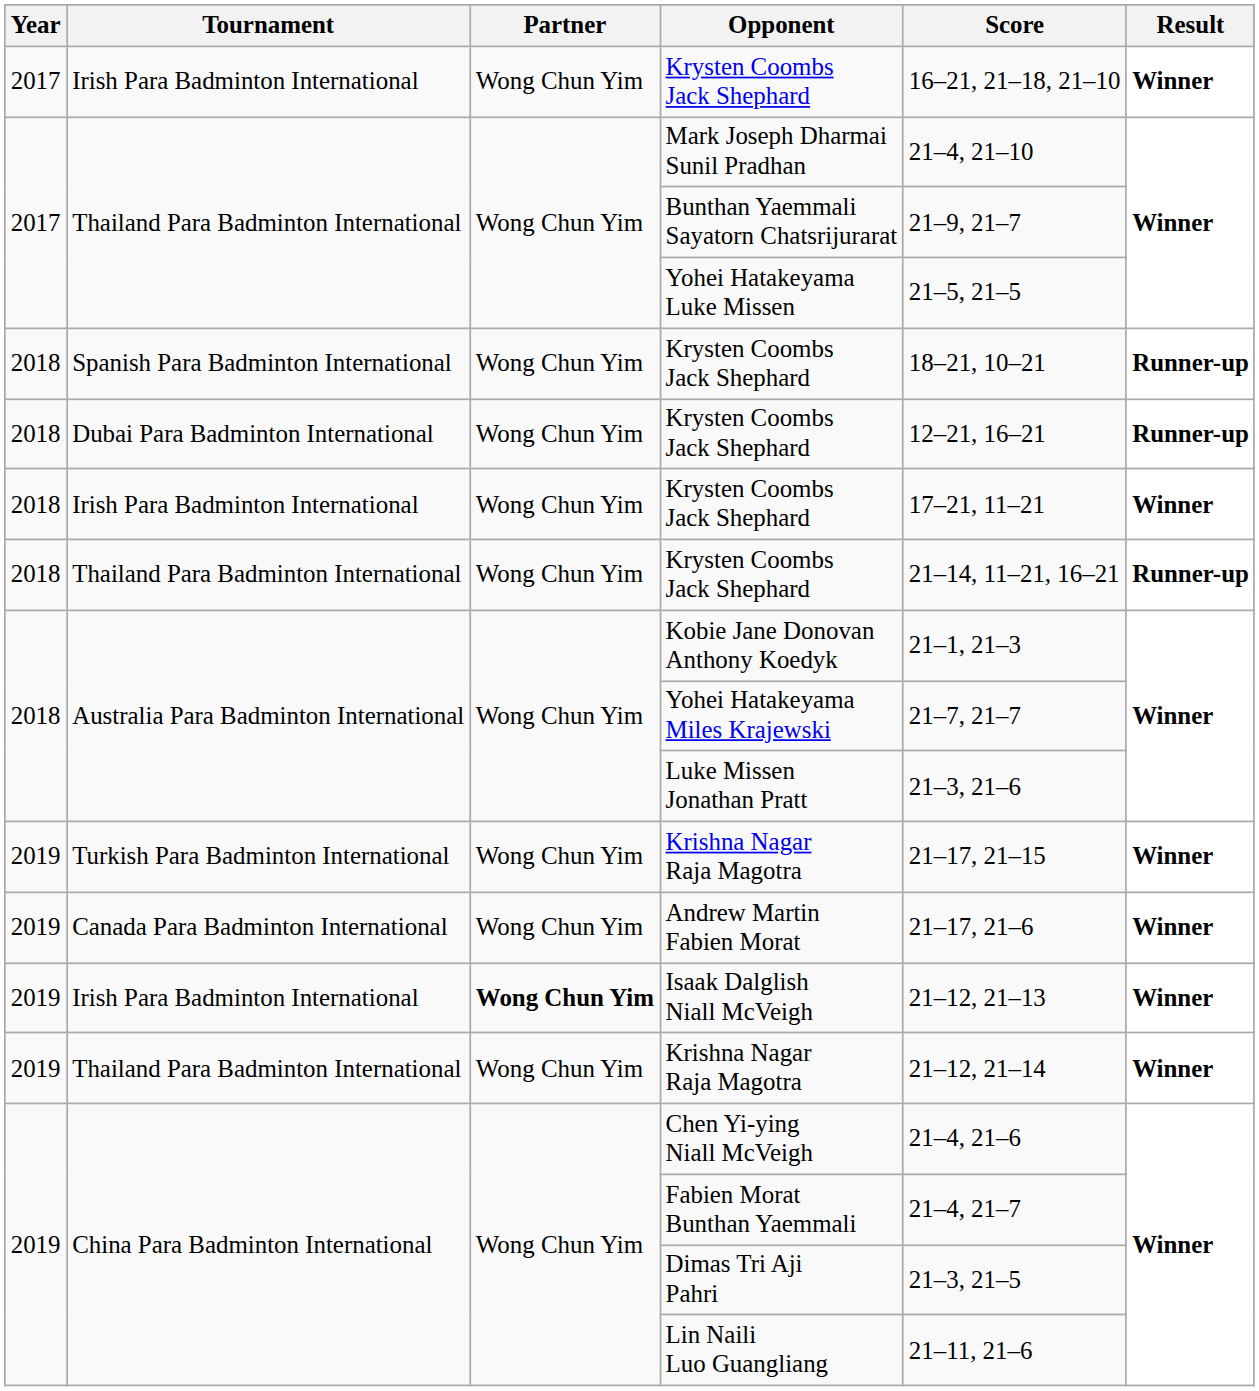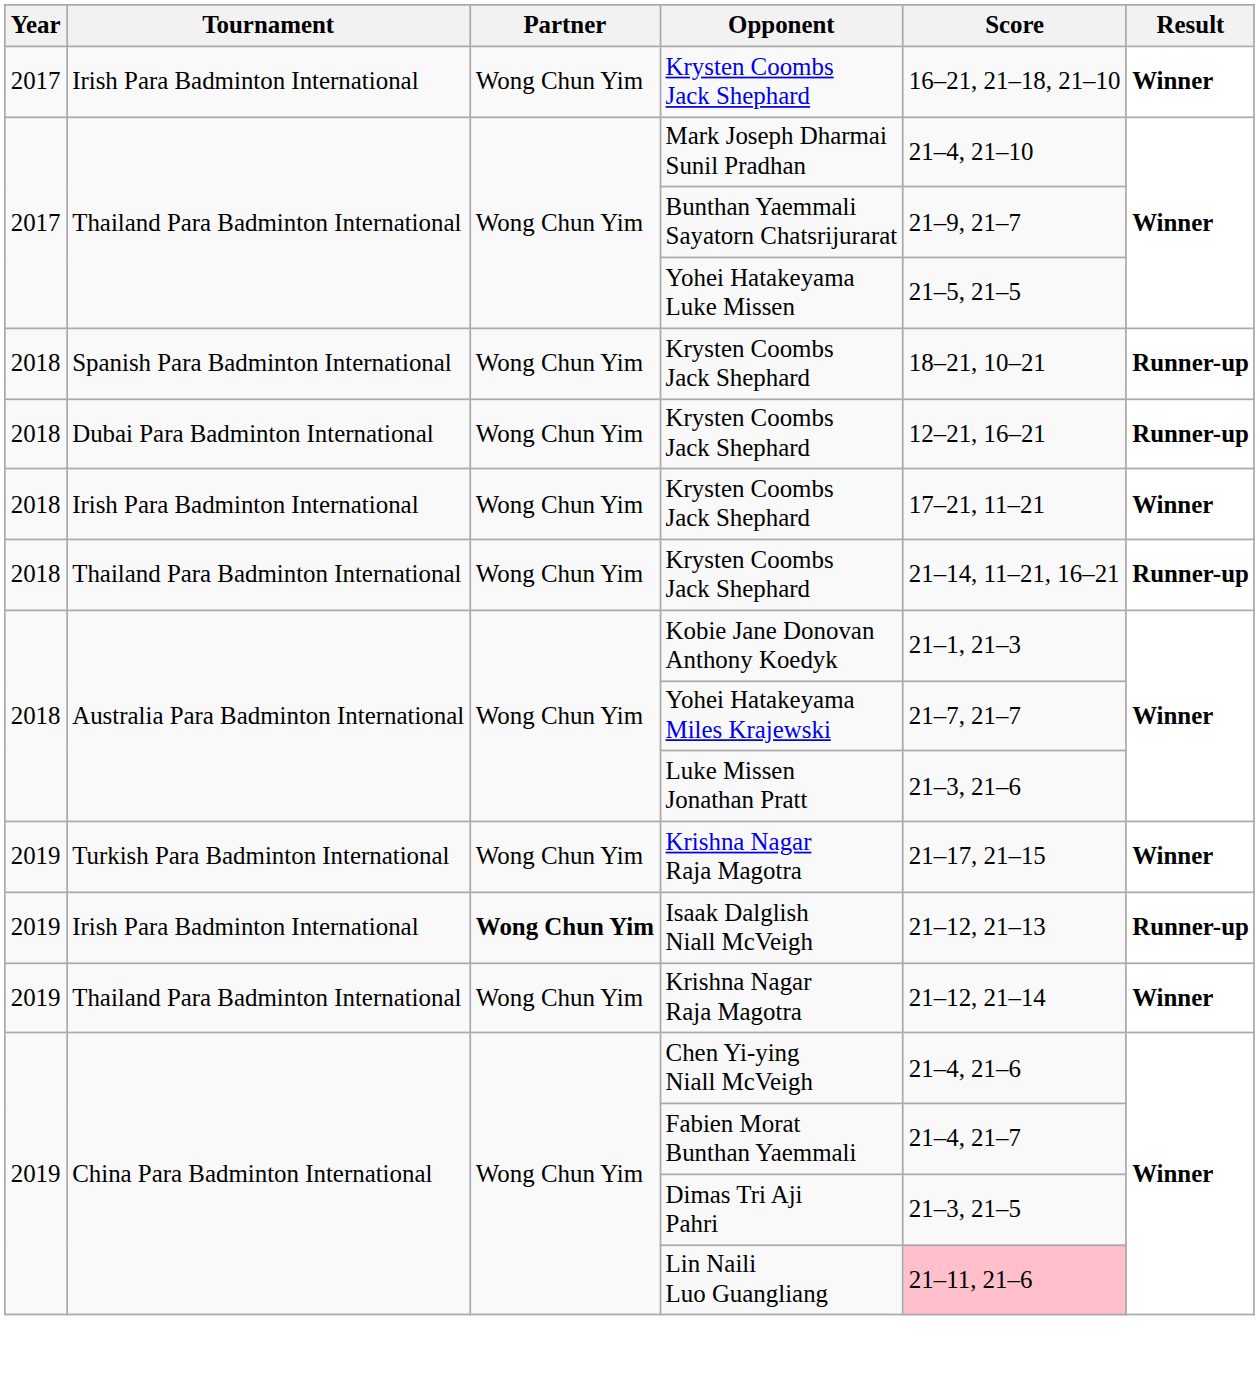- row: (260, 927)
(1173, 997) Winner -> (1190, 927) Runner-up
(971, 1350) no background -> (971, 1279) pink background
